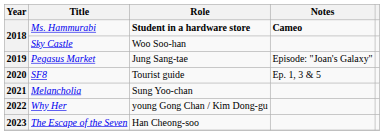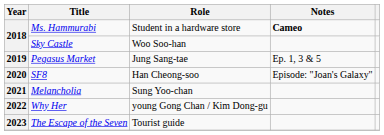(191, 28) bold -> (186, 28) normal
(323, 59) Episode: "Joan's Galaxy" -> (297, 59) Ep. 1, 3 & 5
(158, 75) Tourist guide -> (165, 75) Han Cheong-soo
(297, 75) Ep. 1, 3 & 5 -> (323, 75) Episode: "Joan's Galaxy"
(165, 122) Han Cheong-soo -> (158, 122) Tourist guide
